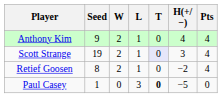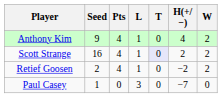columns swapped: (119, 17) <-> (207, 17)
(97, 54) 19 -> (97, 54) 16
(183, 54) 3 -> (183, 54) 2
(97, 69) 8 -> (97, 69) 2
(158, 85) bold -> (158, 85) normal
(183, 85) −5 -> (183, 85) −7
